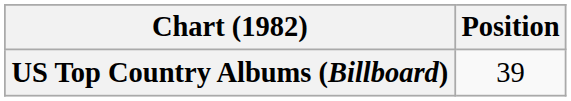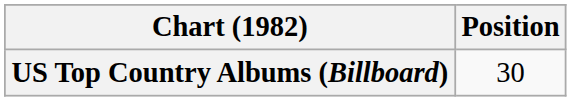(510, 72) 39 -> (510, 72) 30
